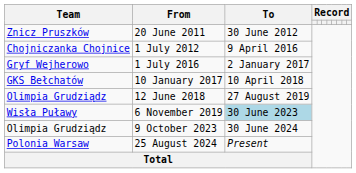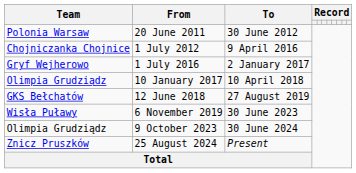(48, 33) Znicz Pruszków -> (48, 33) Polonia Warsaw
(45, 81) GKS Bełchatów -> (57, 81) Olimpia Grudziądz
(57, 96) Olimpia Grudziądz -> (45, 96) GKS Bełchatów
(263, 112) lightblue background -> (263, 112) no background
(48, 144) Polonia Warsaw -> (48, 144) Znicz Pruszków
